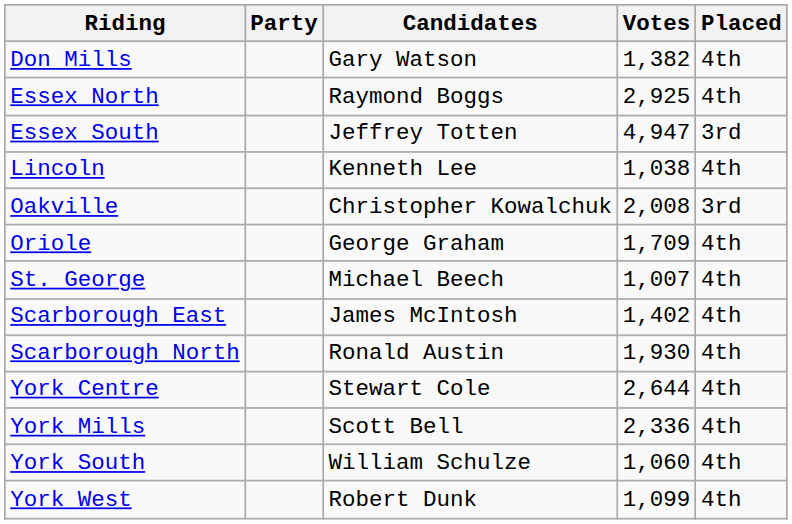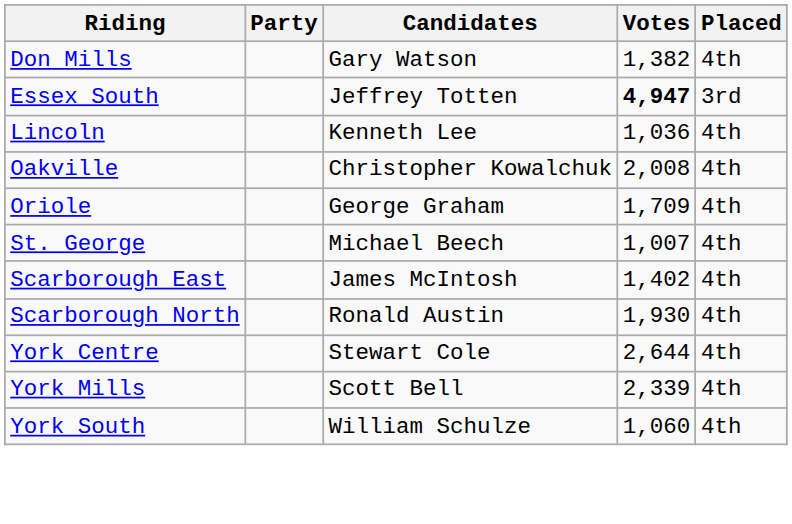- row: (84, 97)
(656, 133) normal -> (656, 97) bold
(656, 170) 1,038 -> (656, 133) 1,036
(721, 206) 3rd -> (721, 170) 4th
(656, 426) 2,336 -> (656, 390) 2,339
- row: (71, 500)
